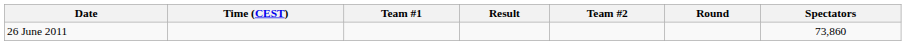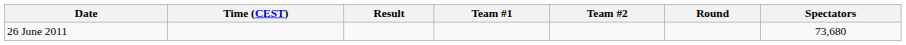columns swapped: (401, 13) <-> (504, 13)
(831, 31) 73,860 -> (831, 31) 73,680
